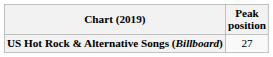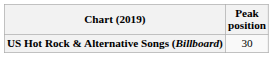(247, 43) 27 -> (247, 43) 30
